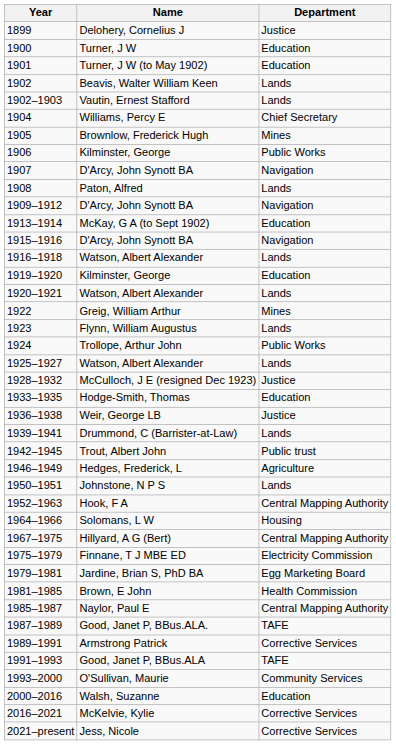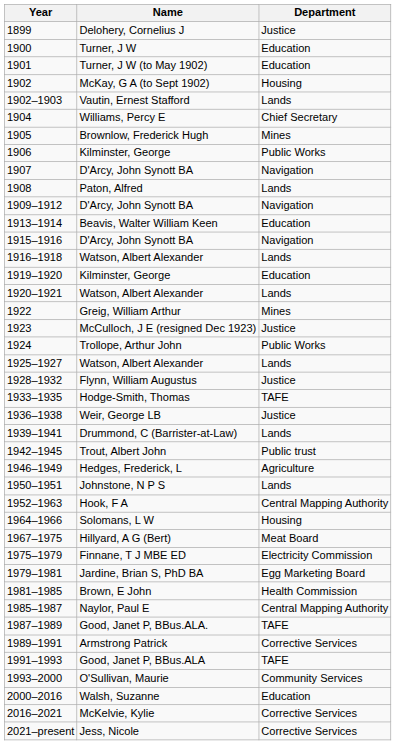(149, 83) Beavis, Walter William Keen -> (144, 83) McKay, G A (to Sept 1902)
(276, 83) Lands -> (282, 83) Housing
(144, 223) McKay, G A (to Sept 1902) -> (149, 223) Beavis, Walter William Keen
(138, 328) Flynn, William Augustus -> (168, 328) McCulloch, J E (resigned Dec 1923)
(276, 328) Lands -> (278, 328) Justice
(168, 380) McCulloch, J E (resigned Dec 1923) -> (138, 380) Flynn, William Augustus
(286, 398) Education -> (275, 398) TAFE
(325, 538) Central Mapping Authority -> (290, 538) Meat Board
